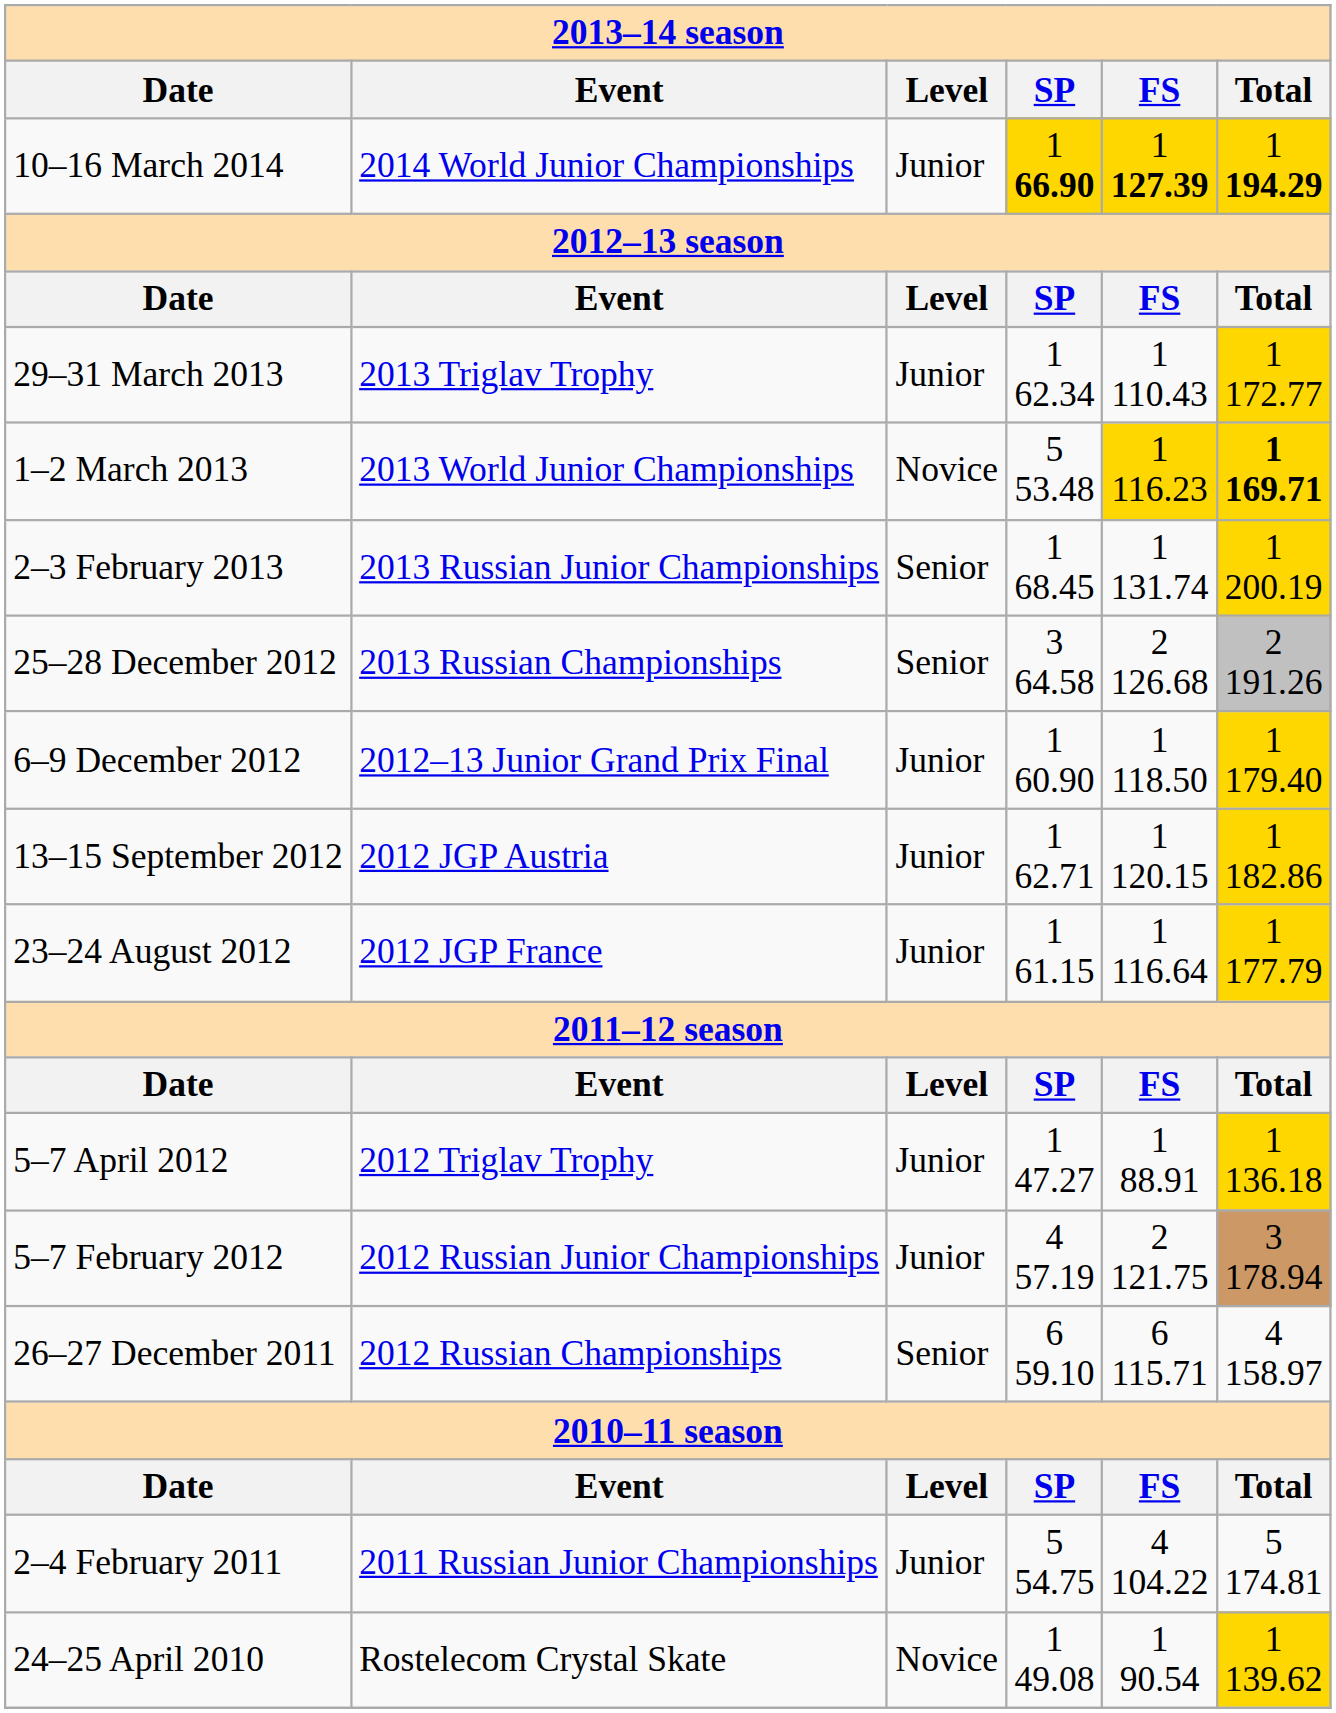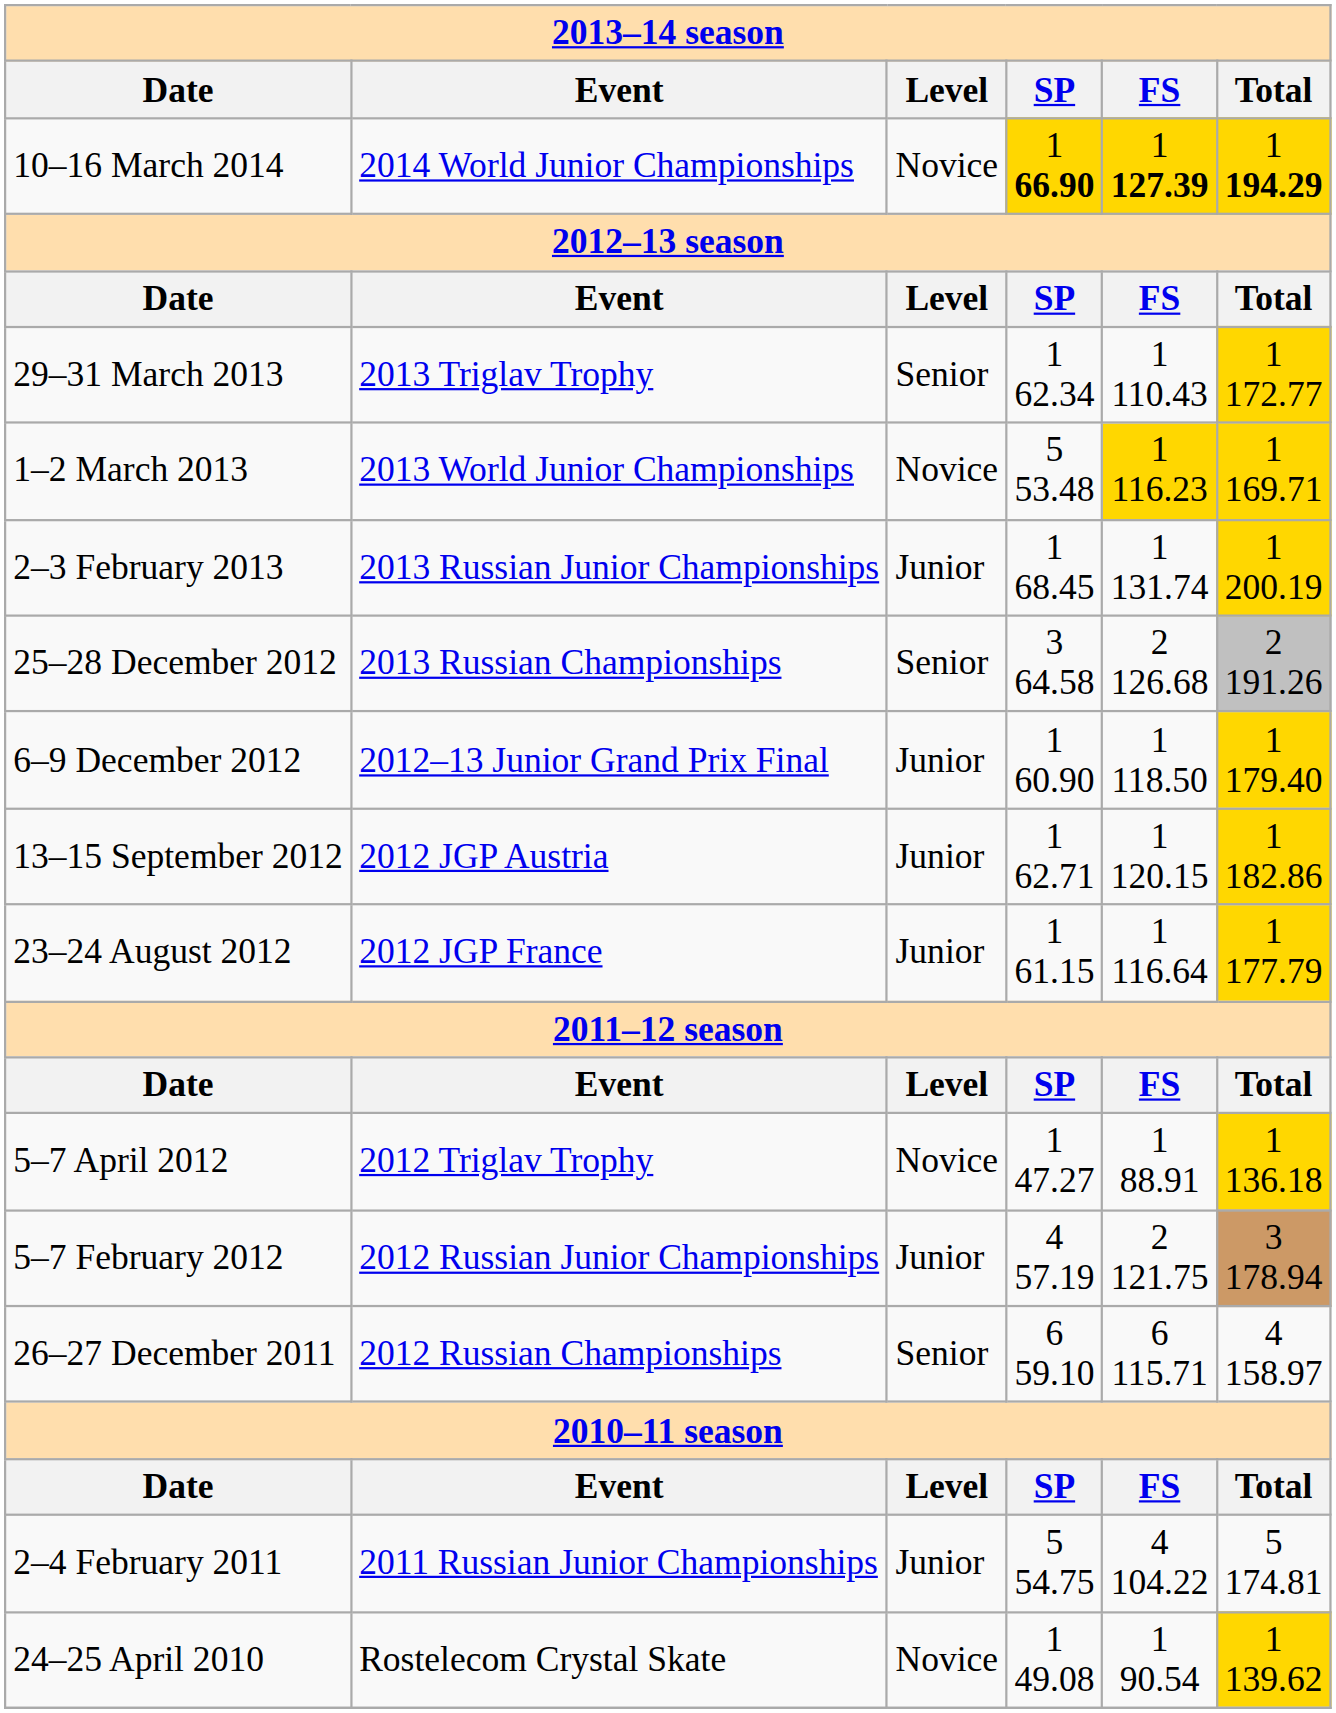(940, 165) Junior -> (947, 165) Novice
(940, 374) Junior -> (942, 374) Senior
(1274, 470) bold -> (1274, 470) normal
(942, 566) Senior -> (940, 566) Junior
(940, 1160) Junior -> (947, 1160) Novice
